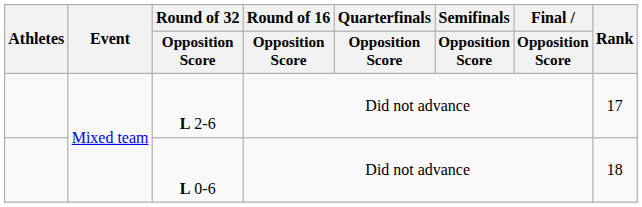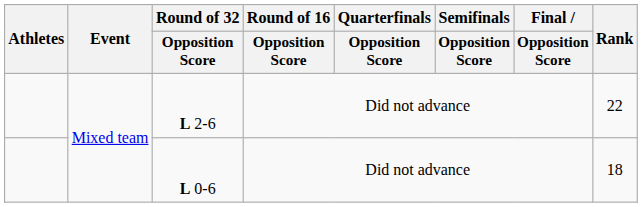(615, 106) 17 -> (615, 106) 22
